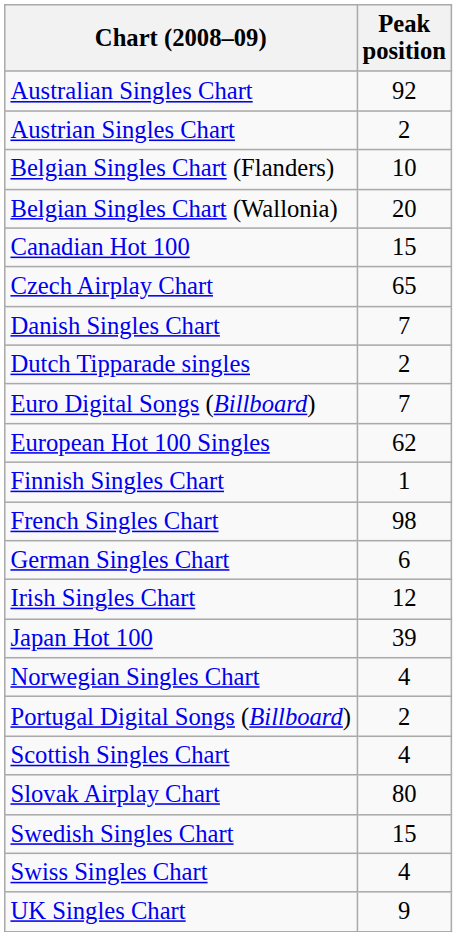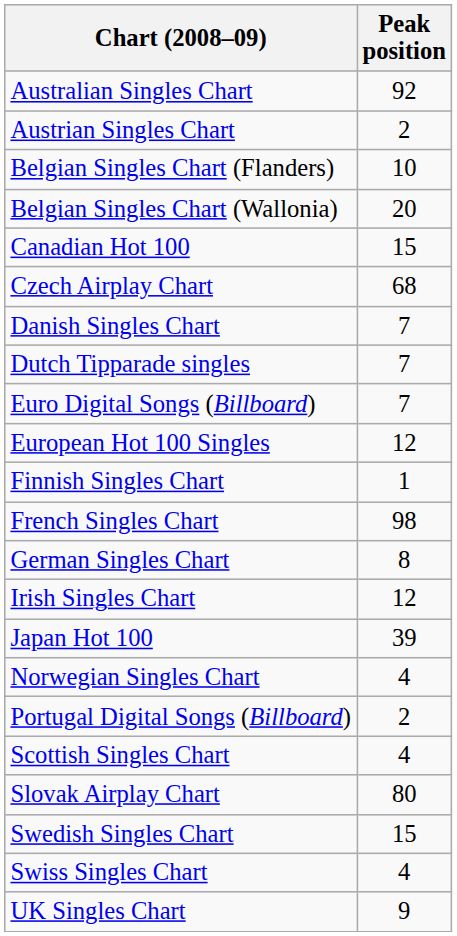(404, 286) 65 -> (404, 286) 68
(404, 364) 2 -> (404, 364) 7
(404, 442) 62 -> (404, 442) 12
(404, 559) 6 -> (404, 559) 8
